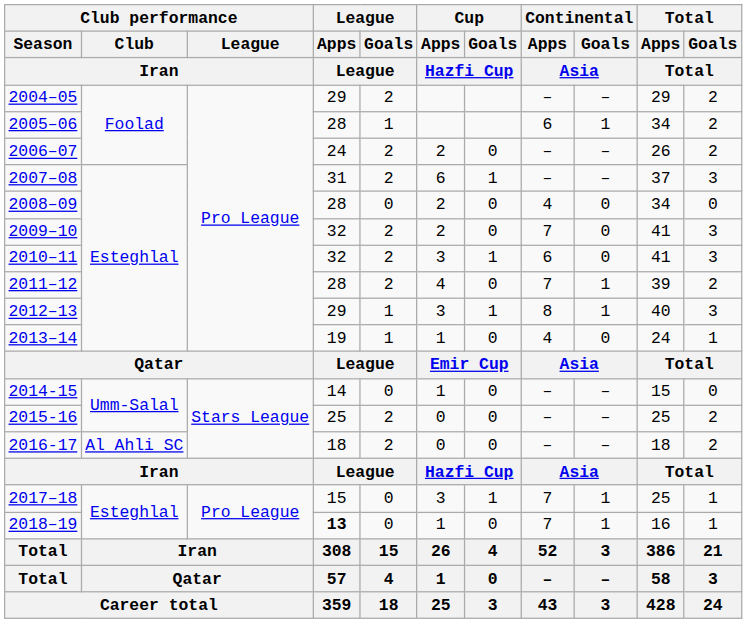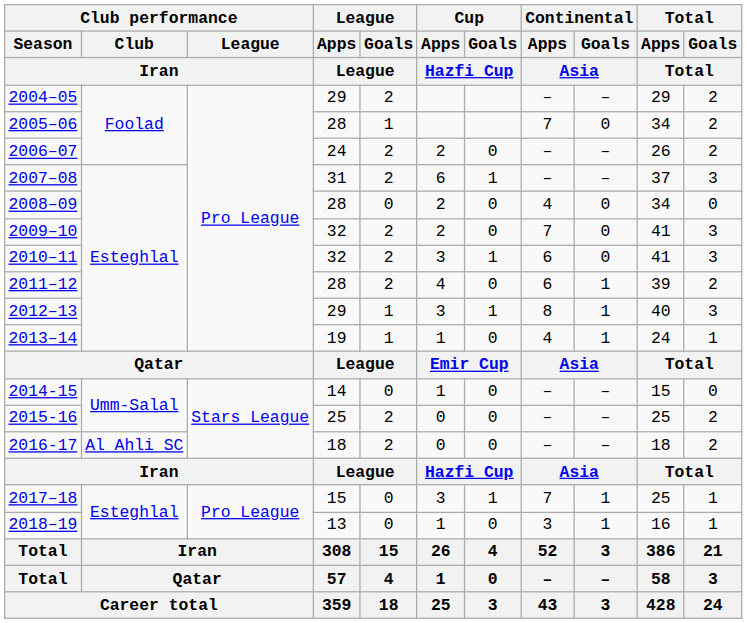(548, 125) 6 -> (548, 125) 7
(605, 125) 1 -> (605, 125) 0
(548, 285) 7 -> (548, 285) 6
(605, 338) 0 -> (605, 338) 1
(337, 525) bold -> (337, 525) normal
(548, 525) 7 -> (548, 525) 3
